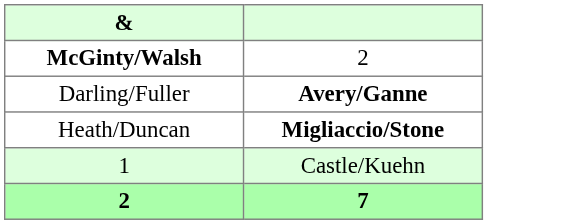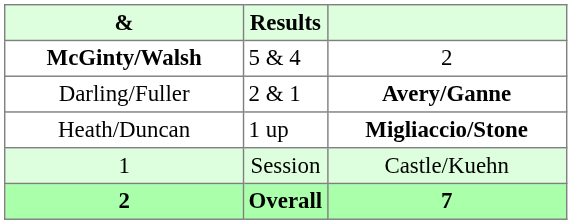+ column: (285, 22)
